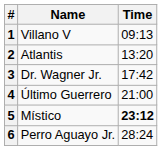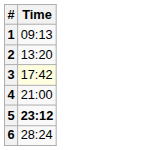- column: (68, 14)
(137, 75) no background -> (37, 75) lightyellow background
